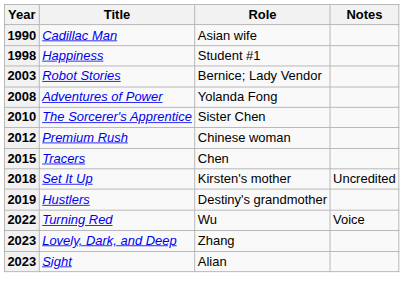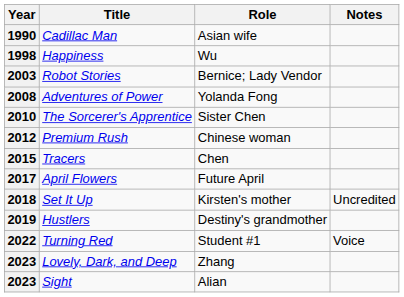(229, 55) Student #1 -> (207, 55) Wu
+ row: (22, 179)
(207, 220) Wu -> (229, 240) Student #1
